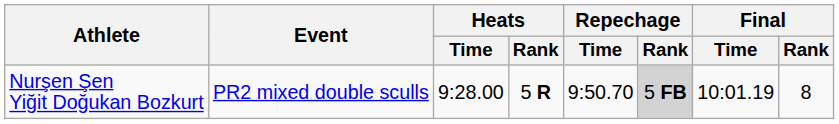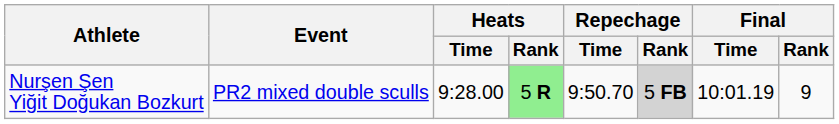(536, 92) no background -> (536, 92) lightgreen background
(806, 92) 8 -> (806, 92) 9
